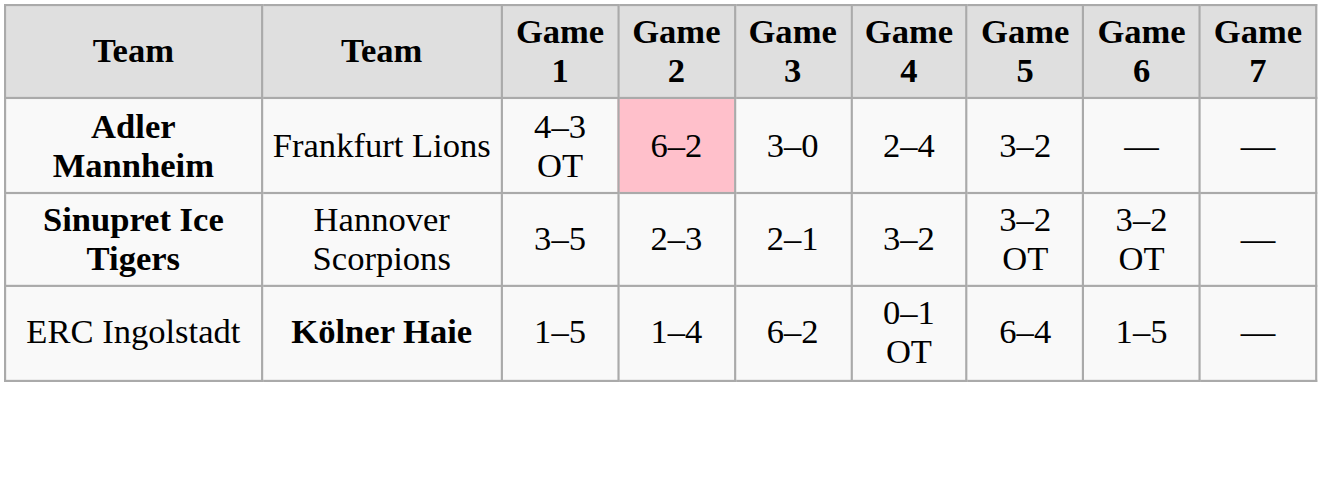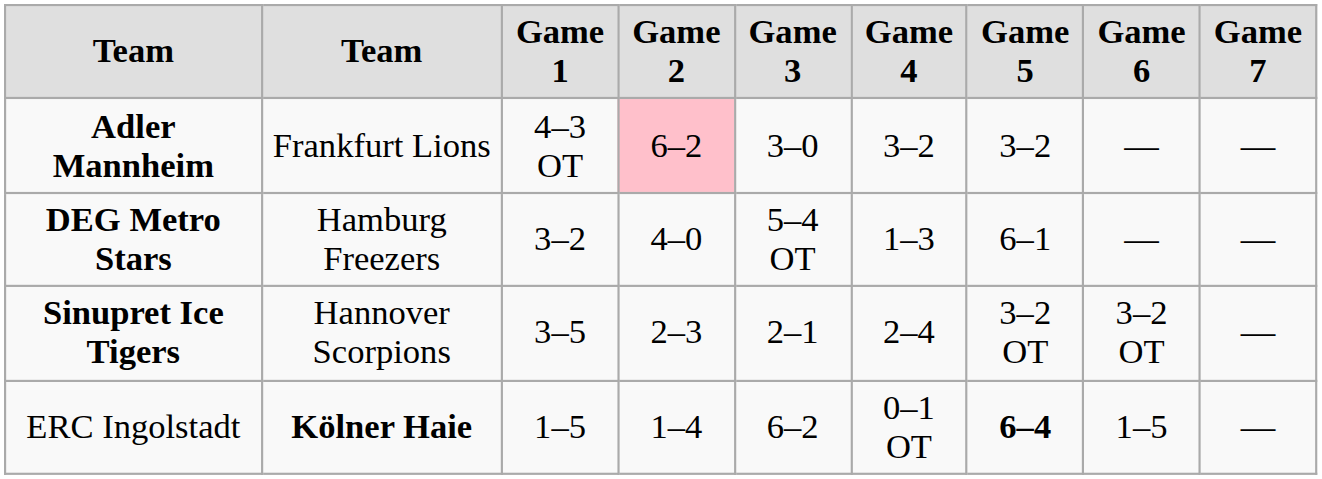(909, 145) 2–4 -> (909, 145) 3–2
+ row: (133, 238)
(909, 238) 3–2 -> (909, 332) 2–4
(1025, 332) normal -> (1025, 426) bold
